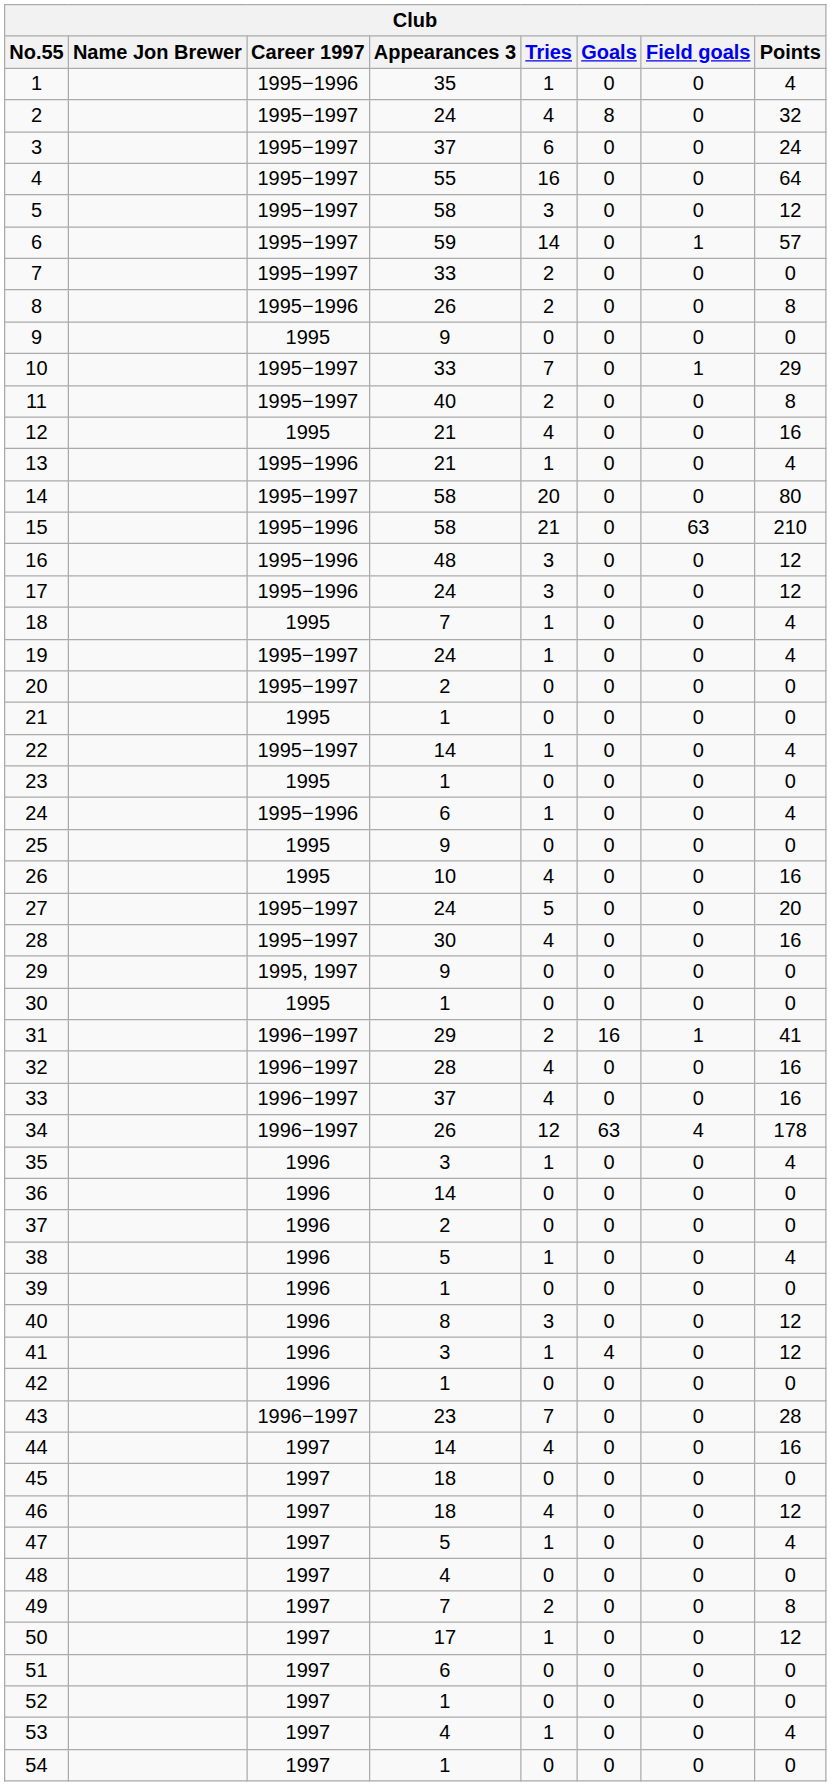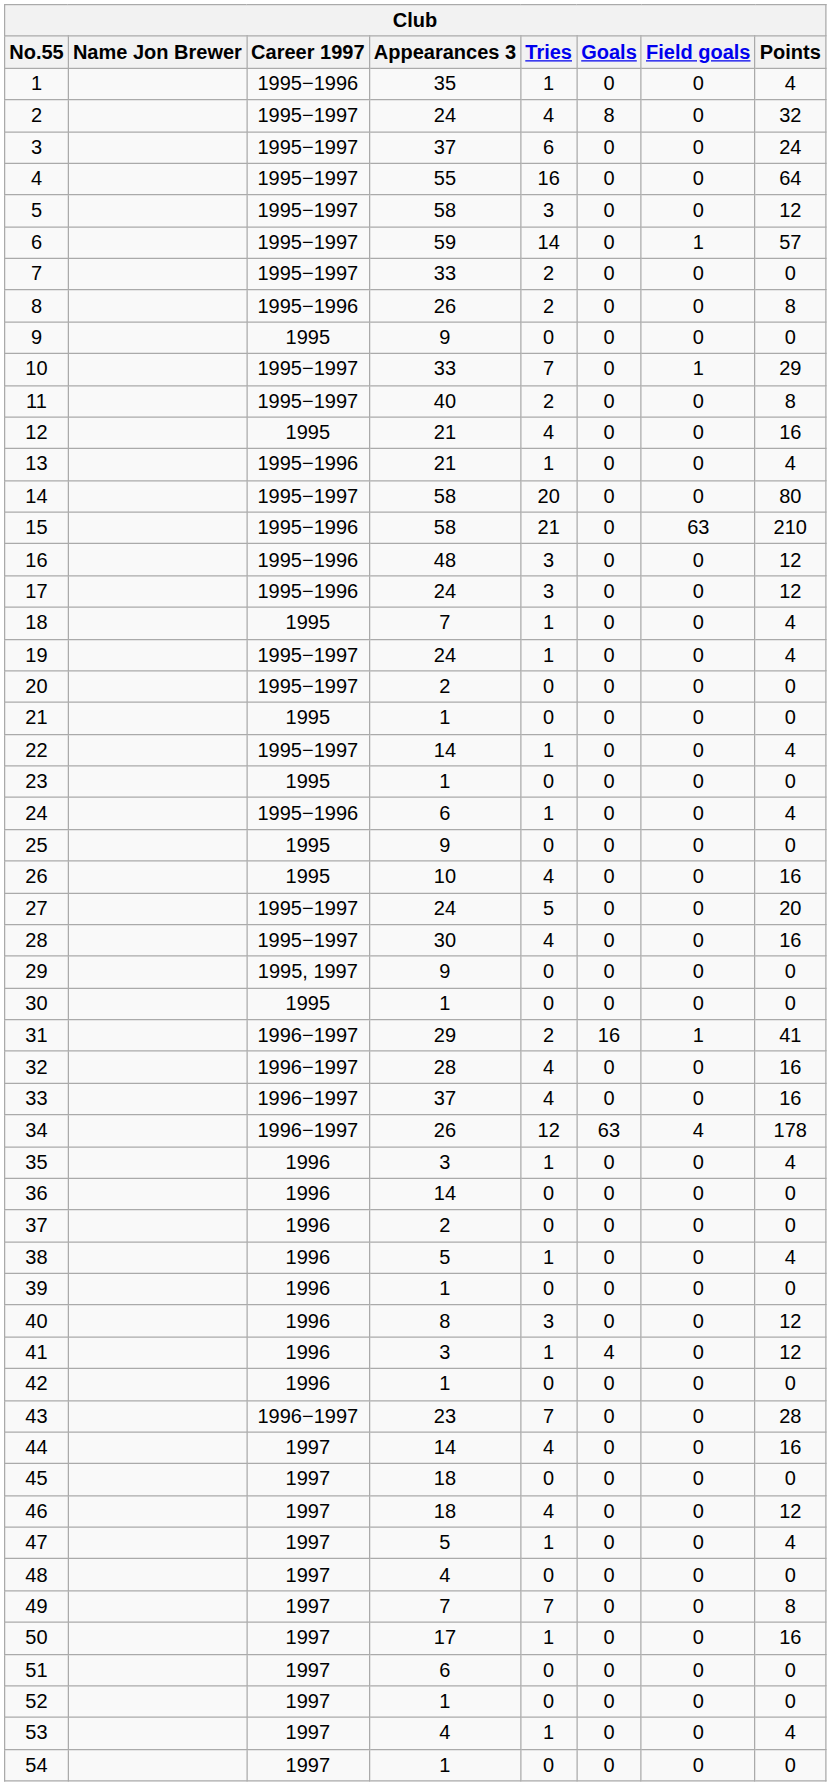(549, 1606) 2 -> (549, 1606) 7
(790, 1638) 12 -> (790, 1638) 16
